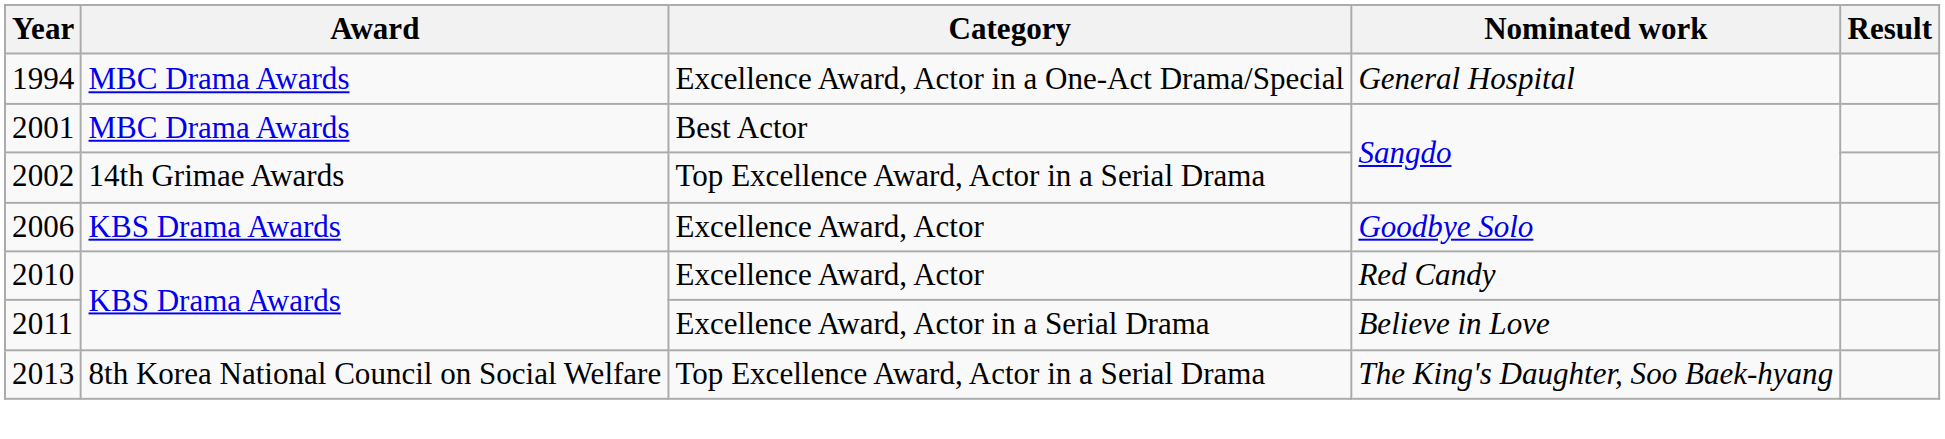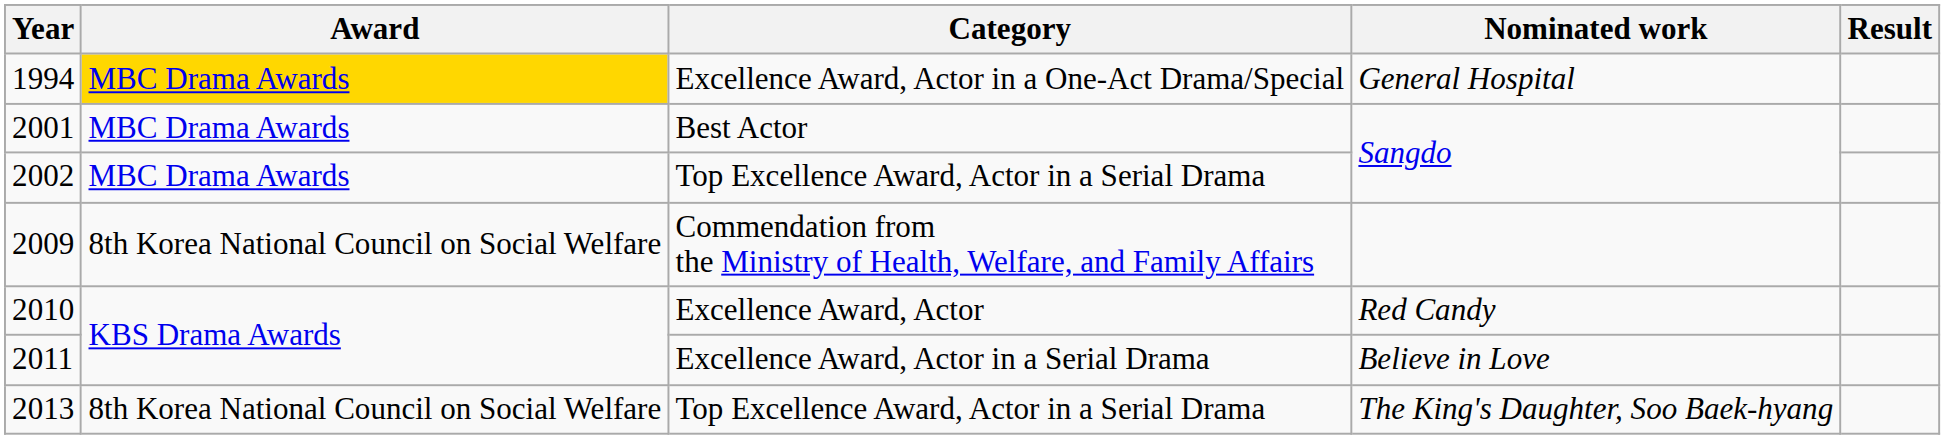(219, 78) no background -> (219, 78) gold background
(216, 176) 14th Grimae Awards -> (219, 176) MBC Drama Awards
- row: (43, 226)
+ row: (43, 243)
